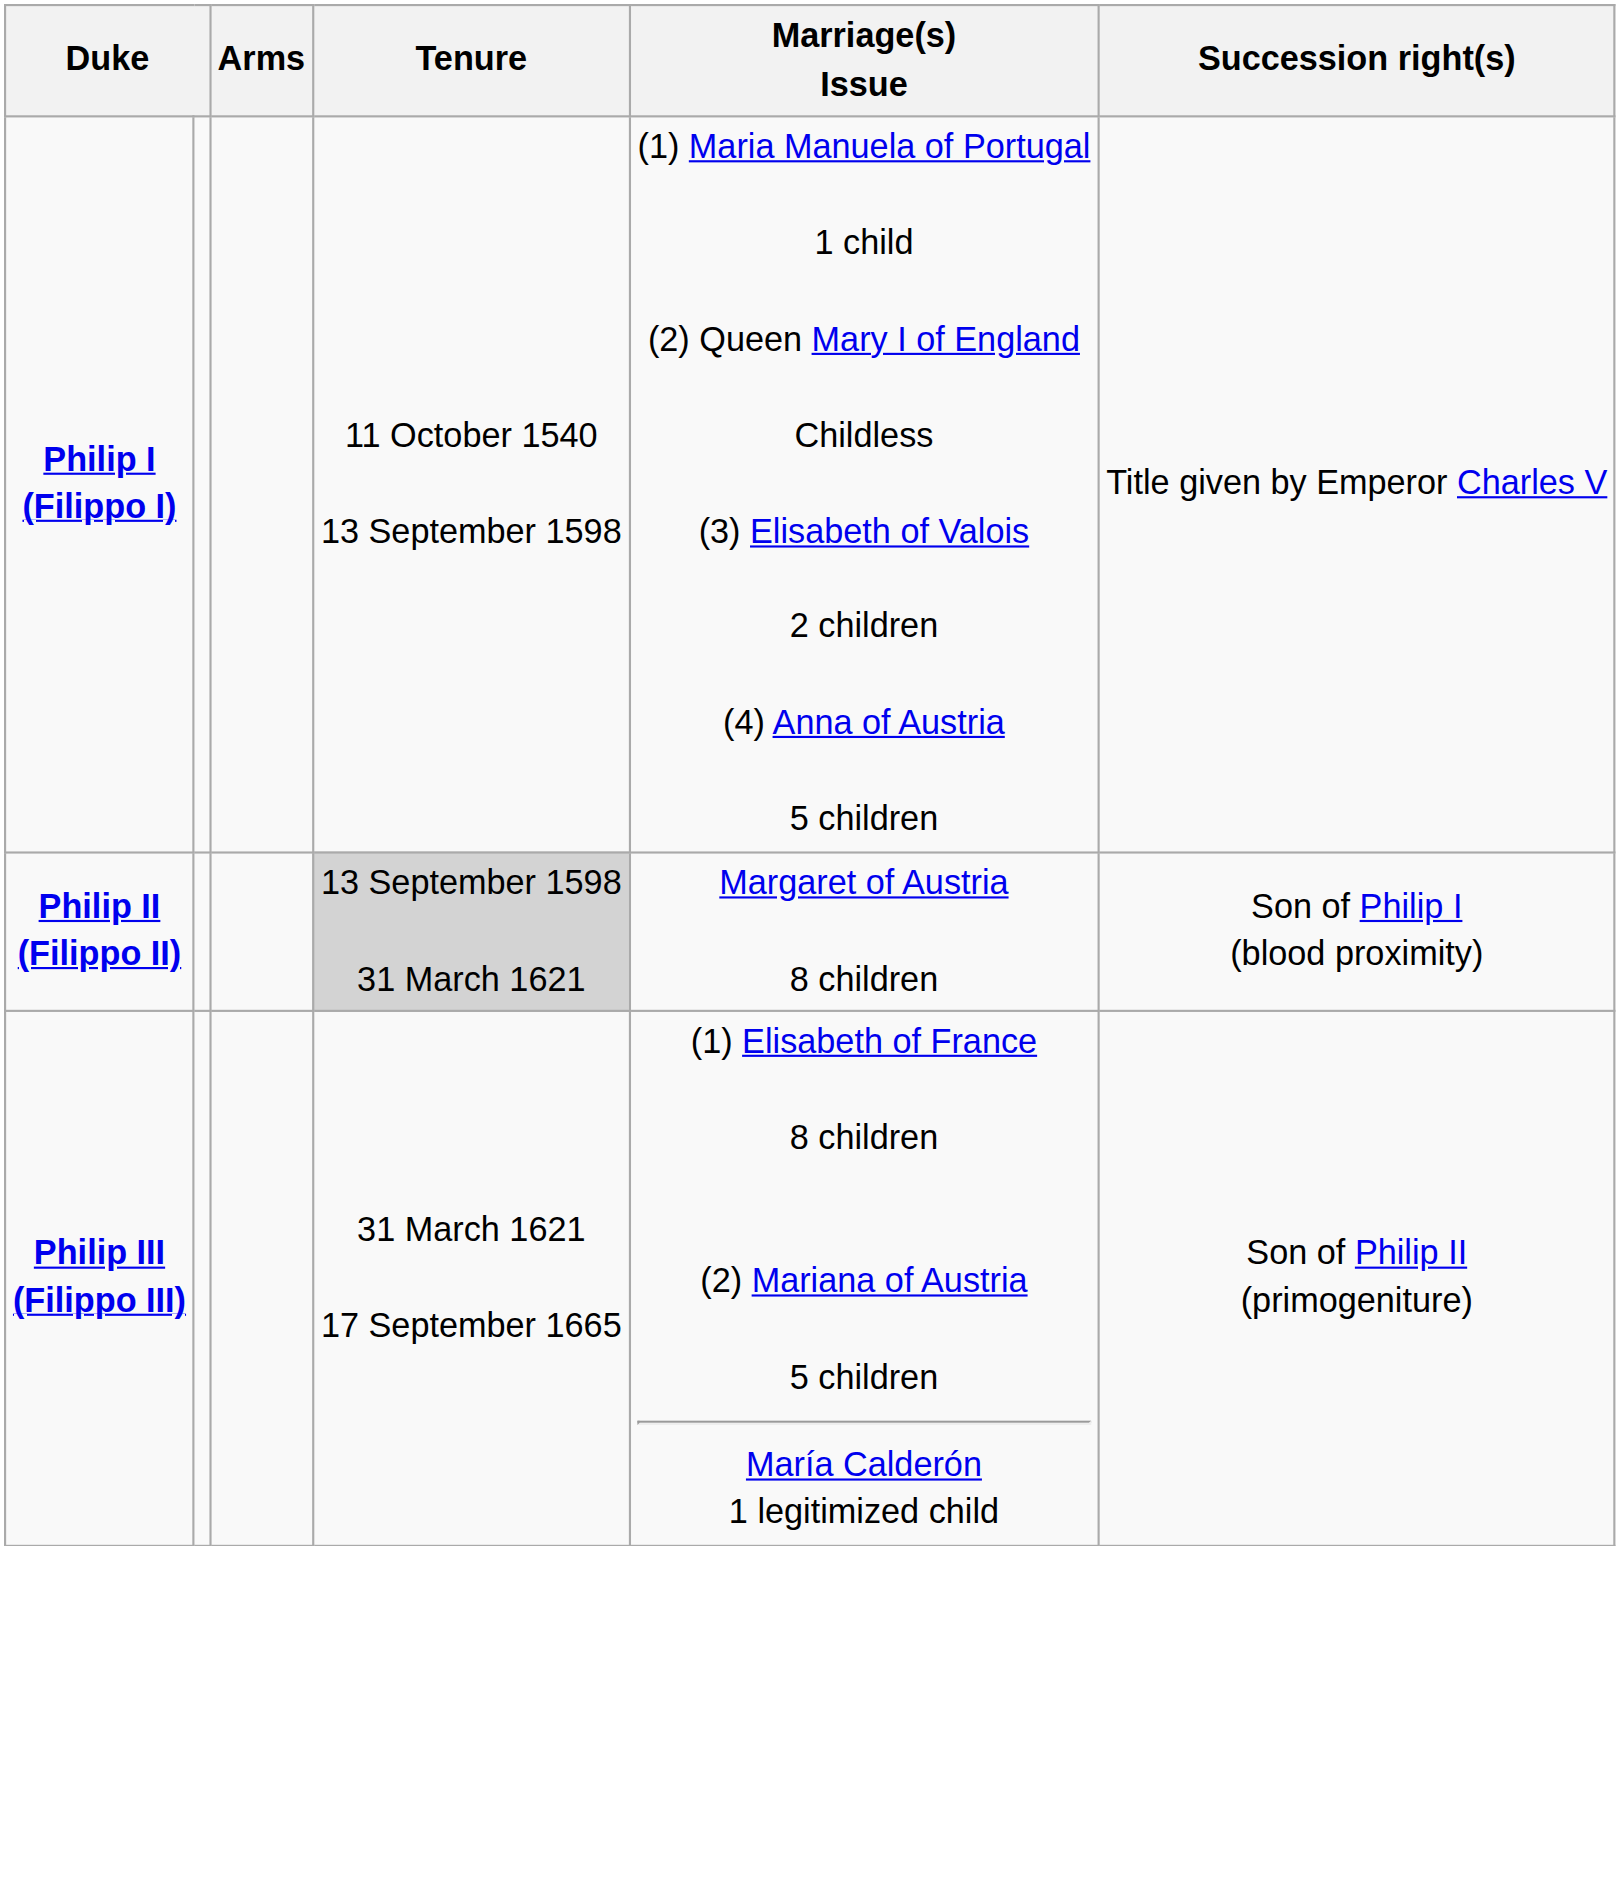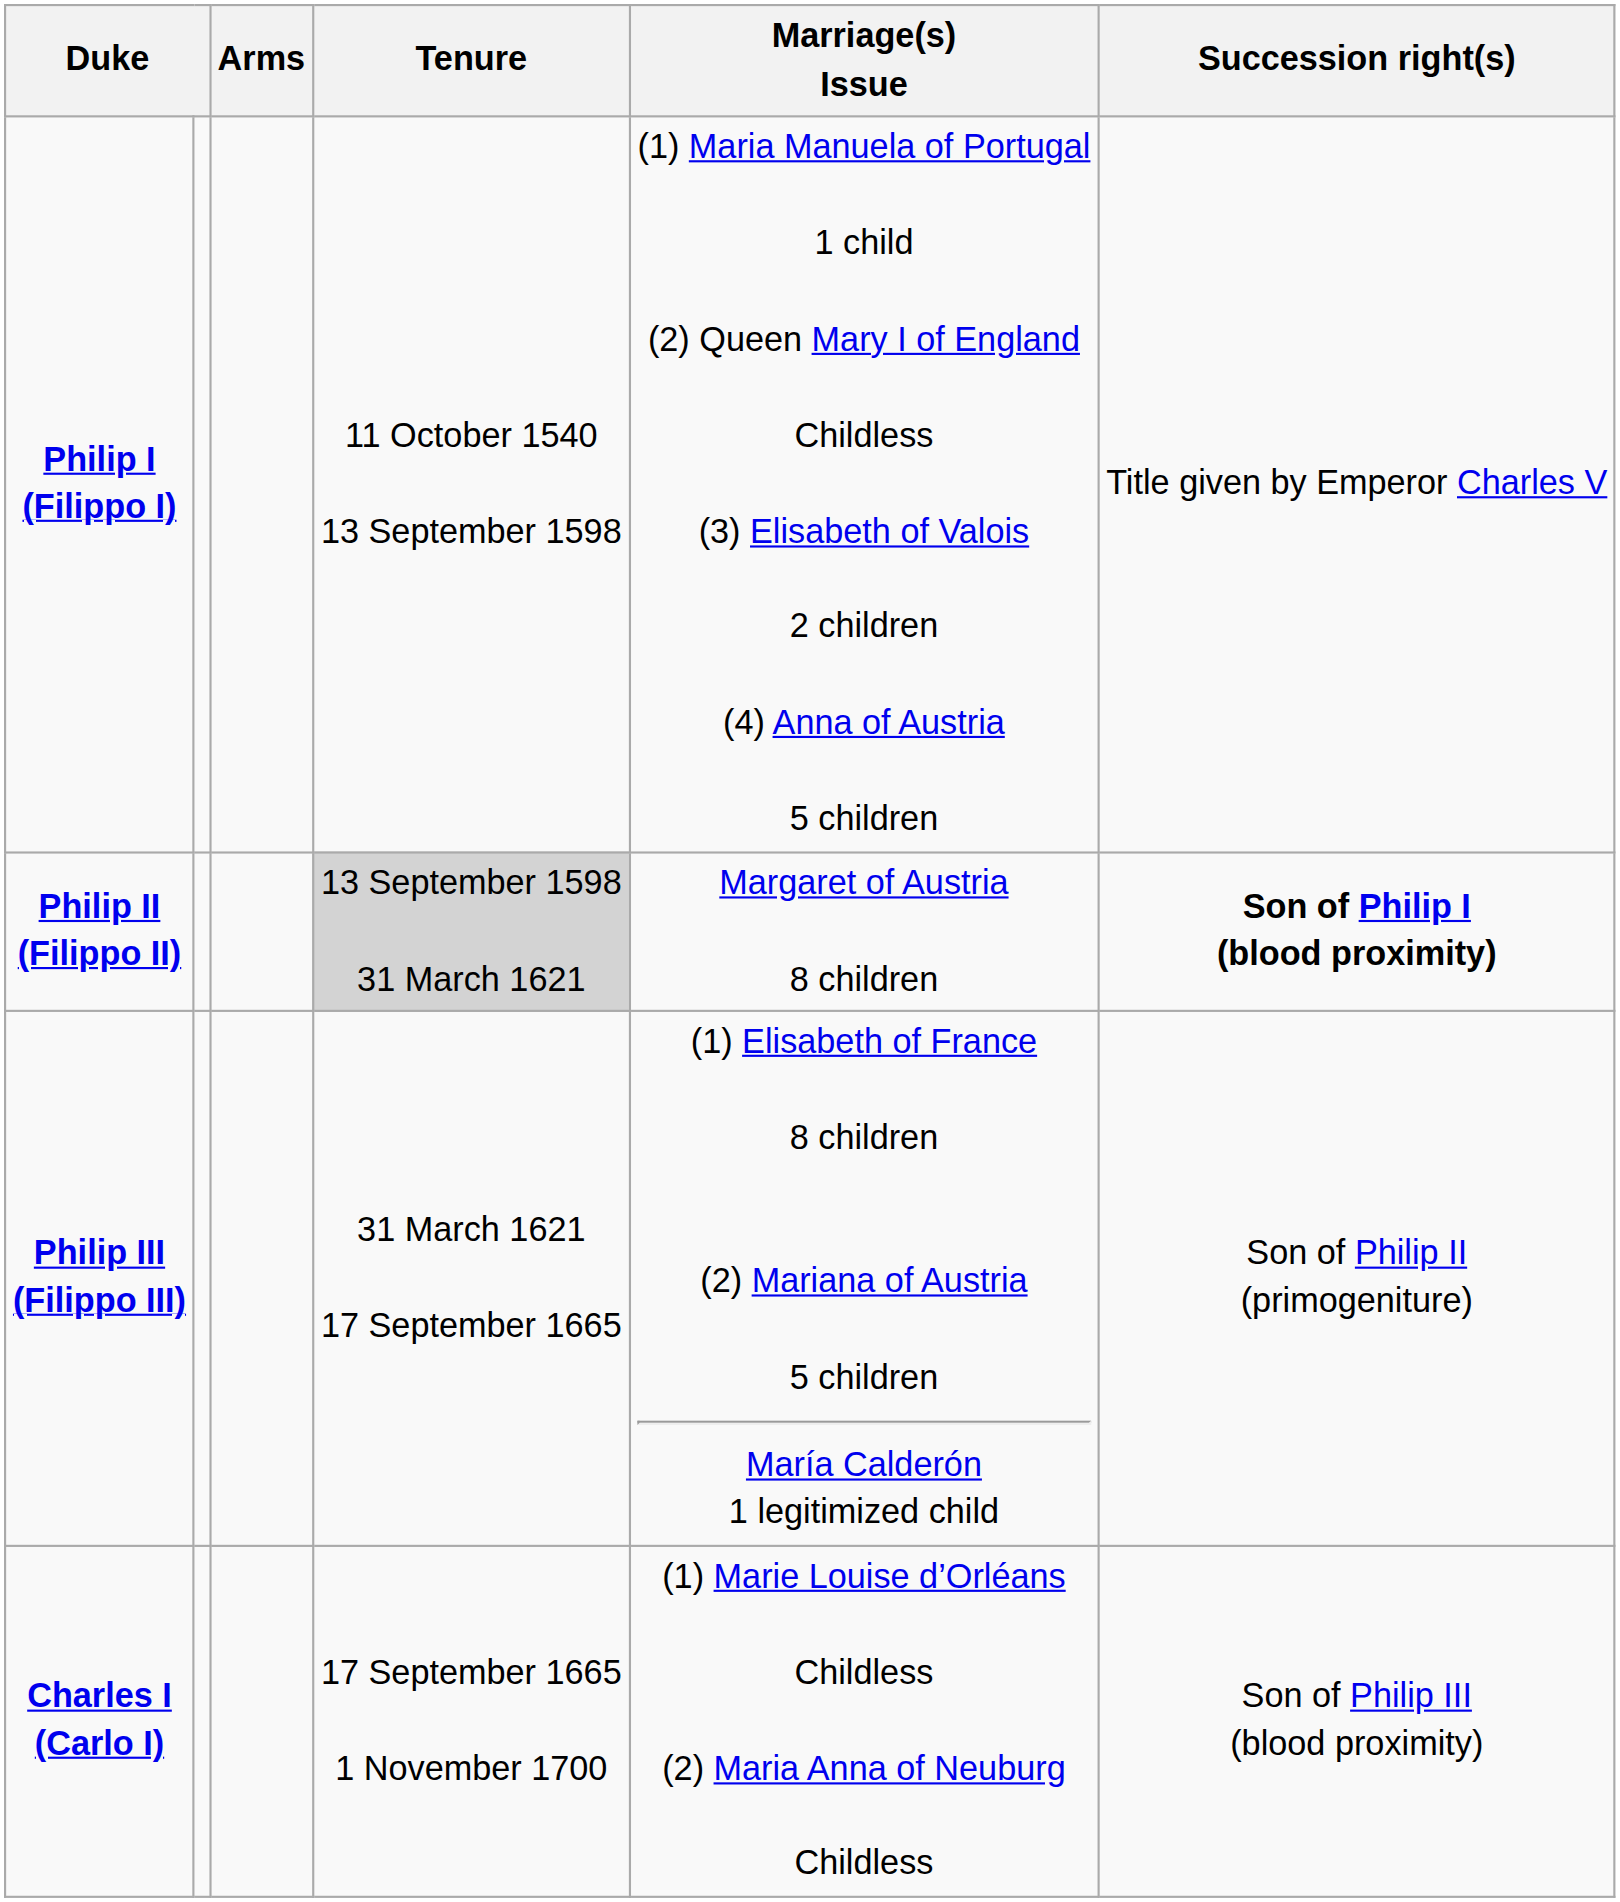(1357, 930) normal -> (1357, 930) bold
+ row: (99, 1719)
